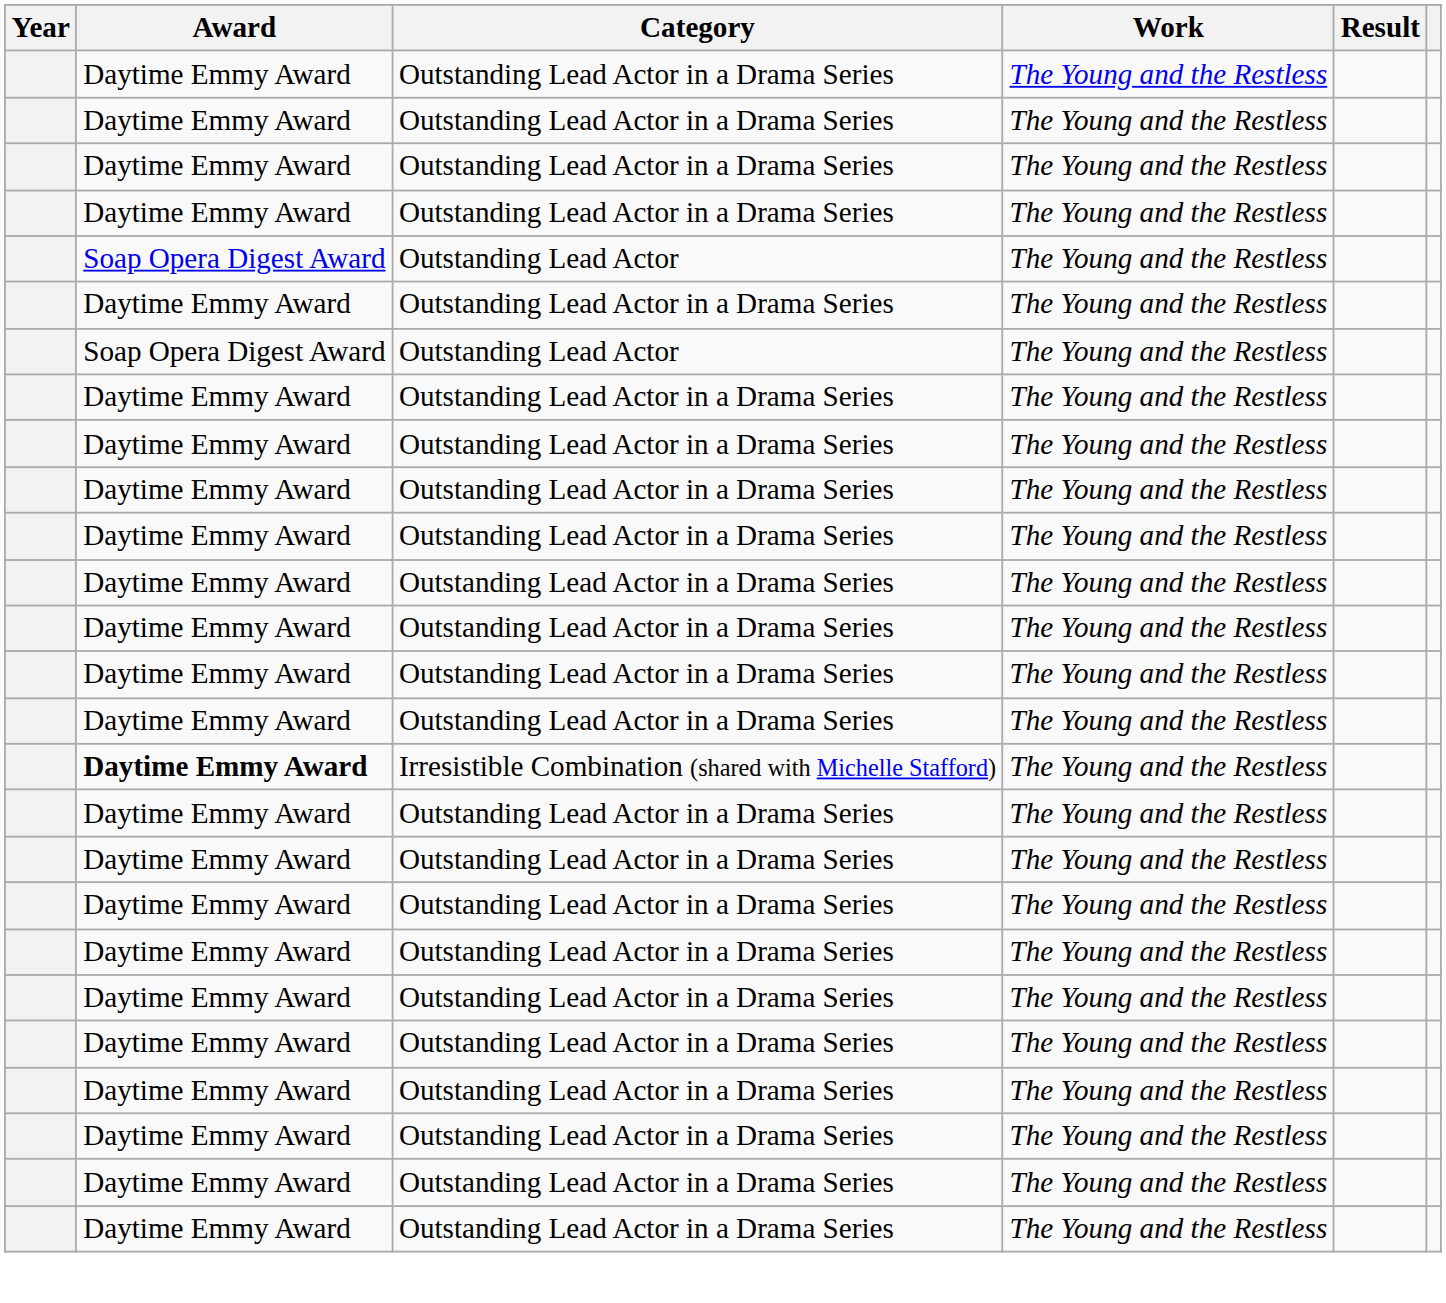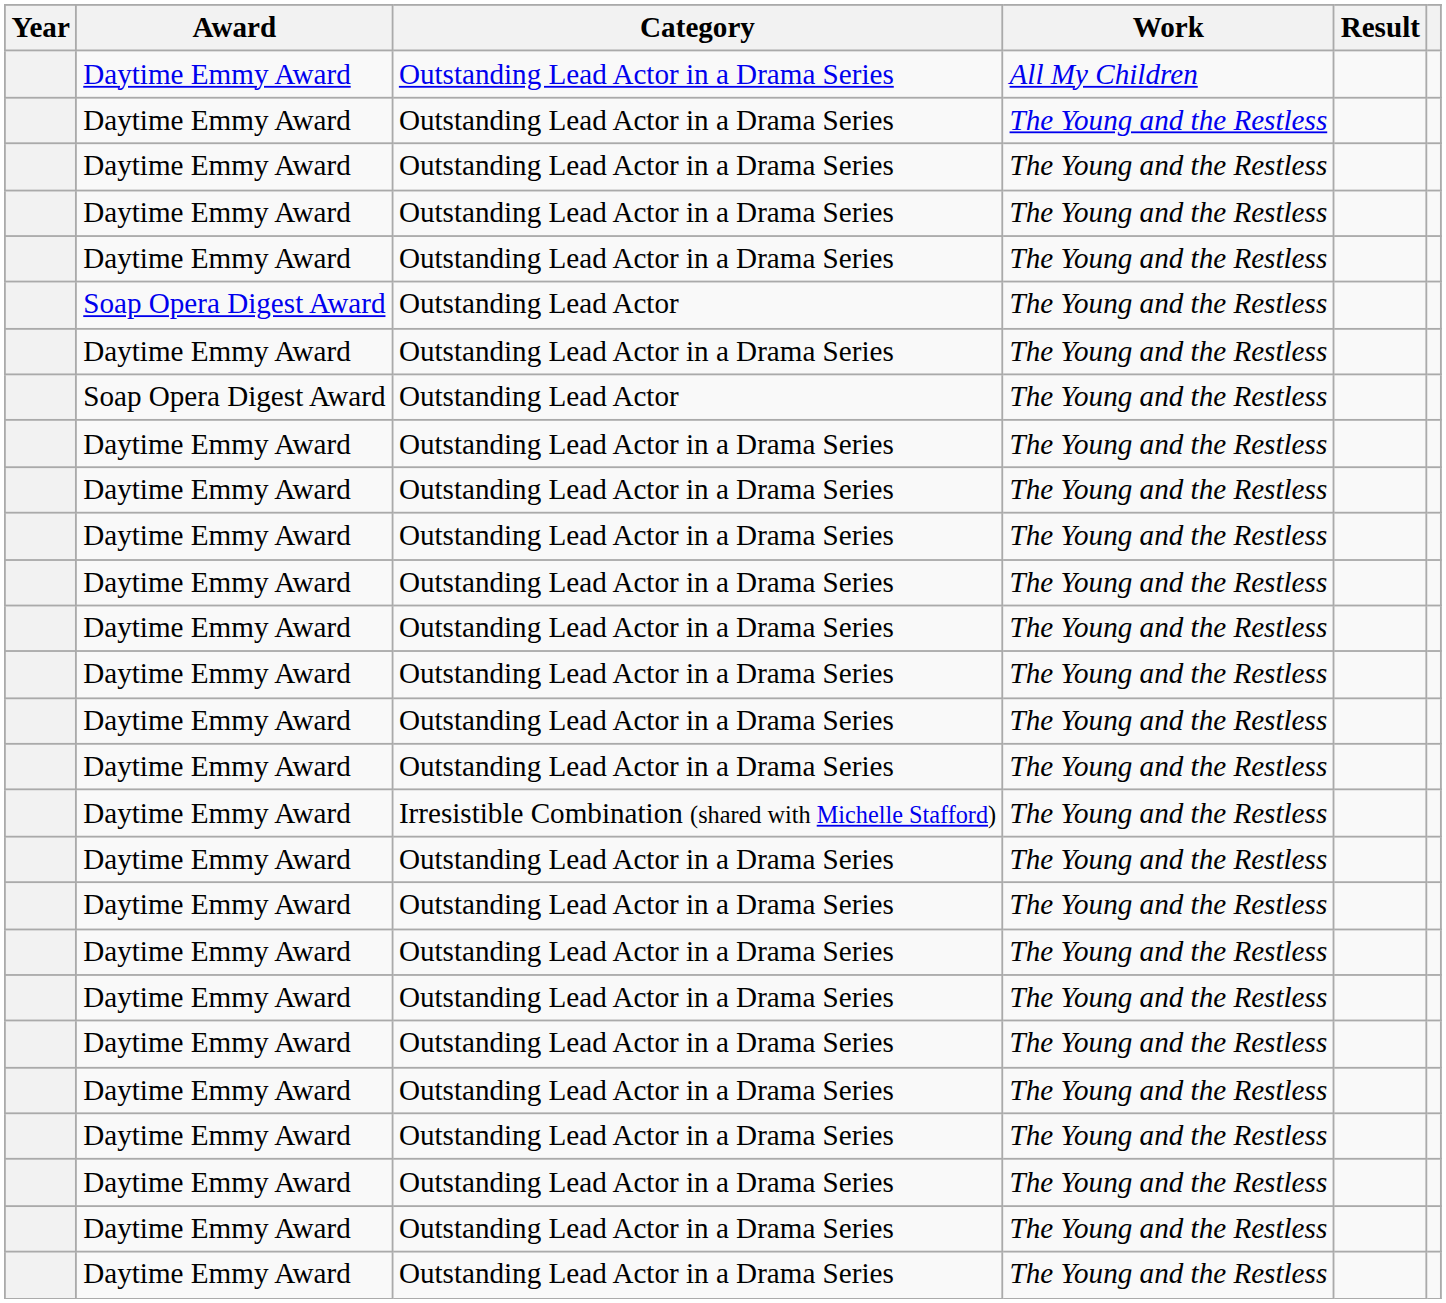+ row: (646, 73)
(225, 766) bold -> (217, 812) normal
